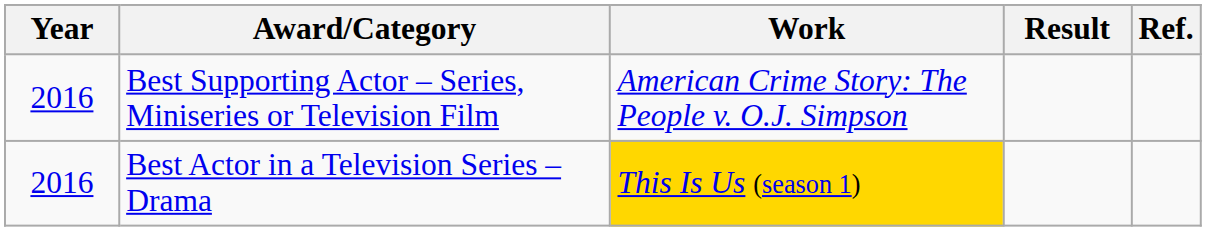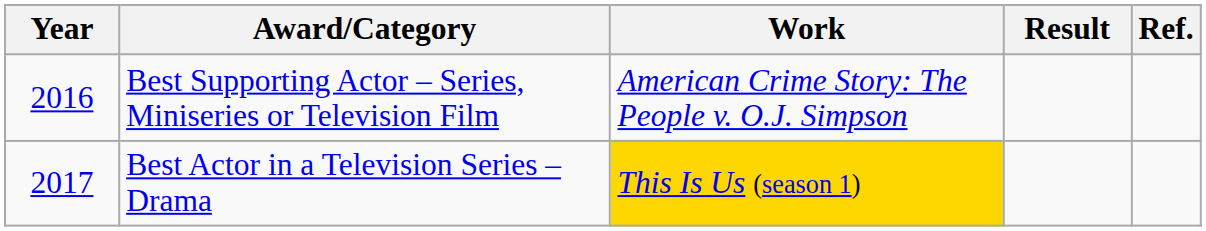(62, 182) 2016 -> (62, 182) 2017
